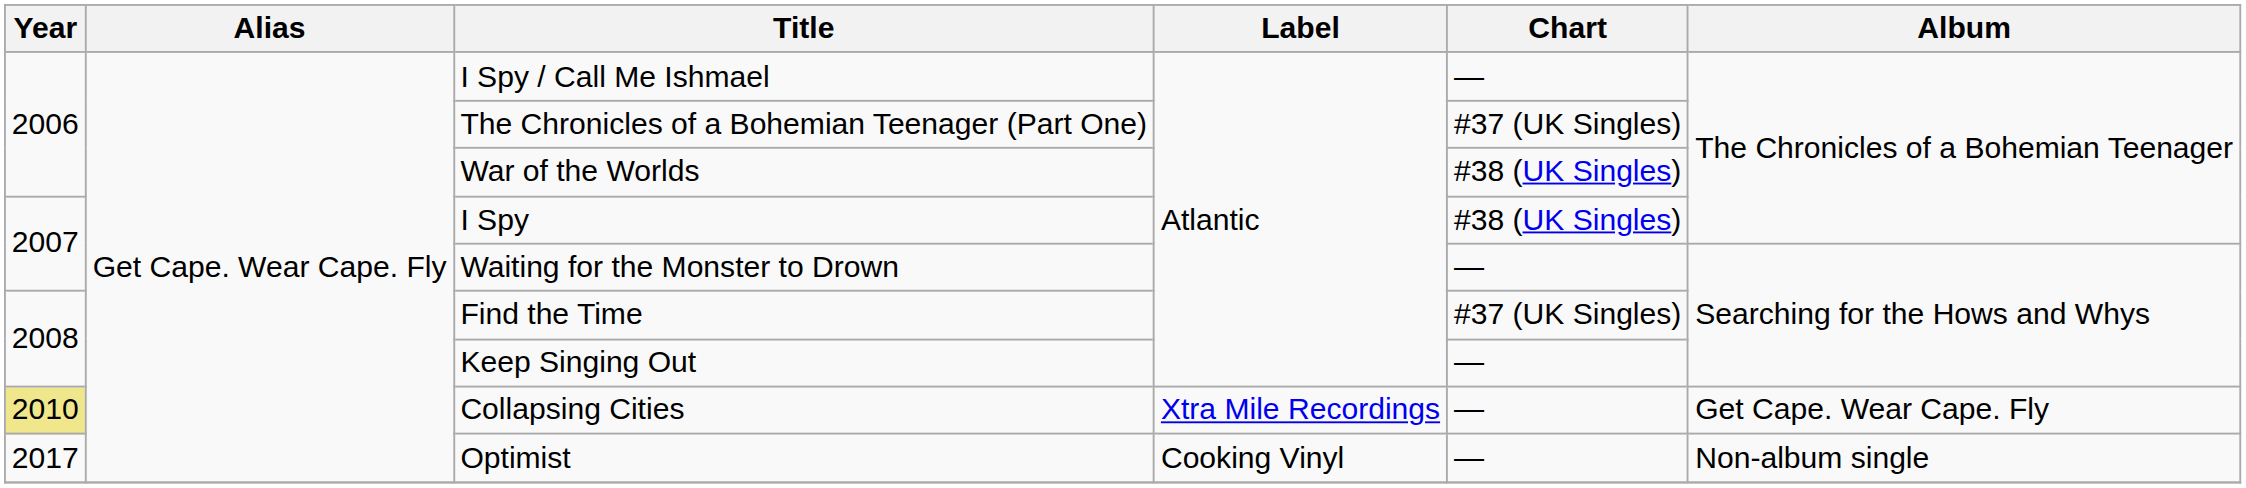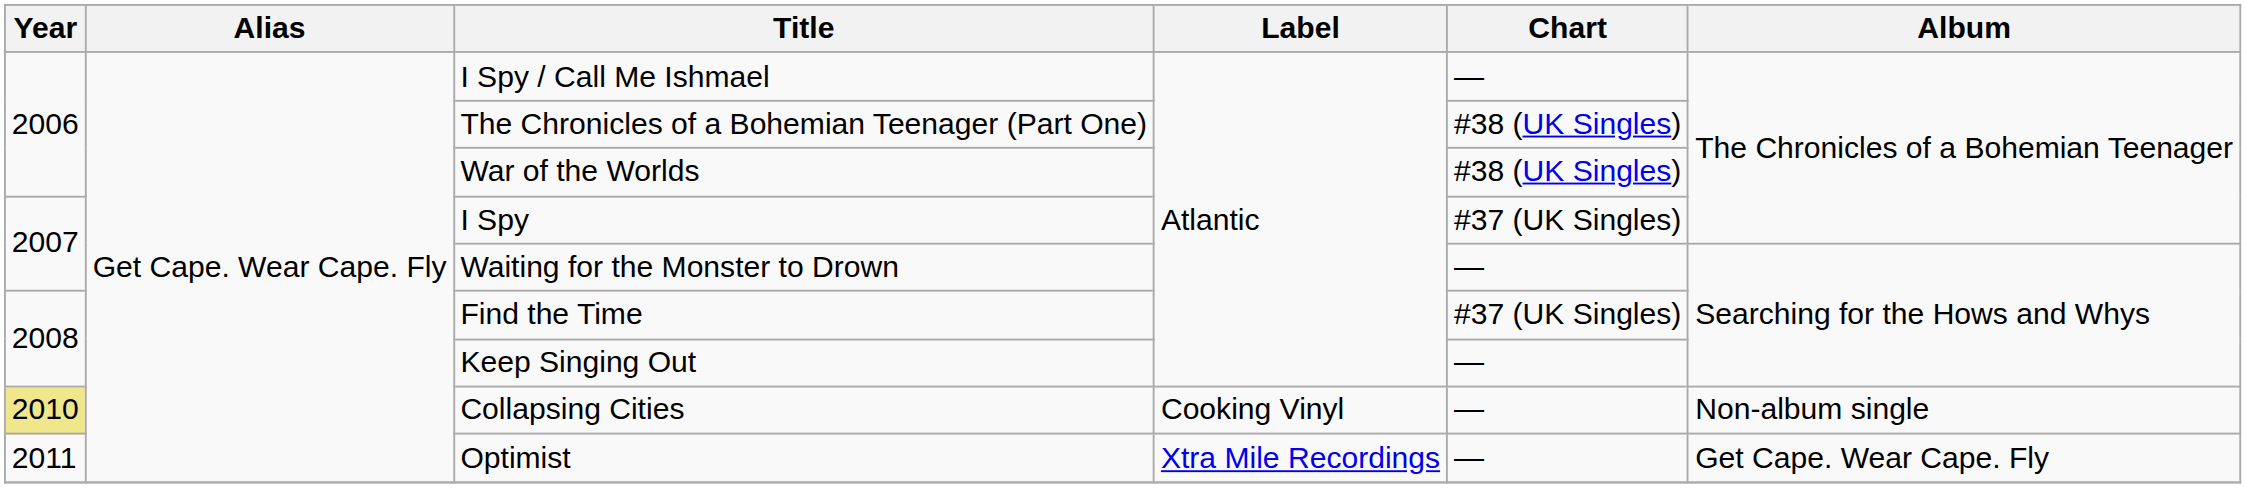(1568, 123) #37 (UK Singles) -> (1568, 123) #38 (UK Singles)
(1568, 219) #38 (UK Singles) -> (1568, 219) #37 (UK Singles)
(1300, 409) Xtra Mile Recordings -> (1253, 409) Cooking Vinyl
(1872, 409) Get Cape. Wear Cape. Fly -> (1812, 409) Non-album single
(45, 457) 2017 -> (44, 457) 2011
(1253, 457) Cooking Vinyl -> (1300, 457) Xtra Mile Recordings
(1812, 457) Non-album single -> (1872, 457) Get Cape. Wear Cape. Fly
